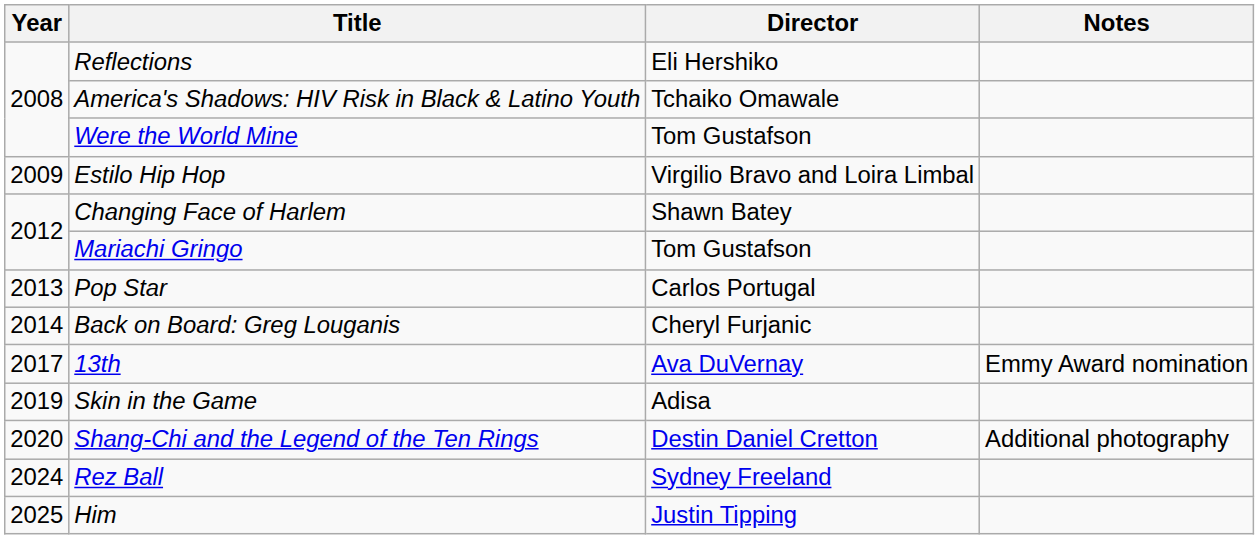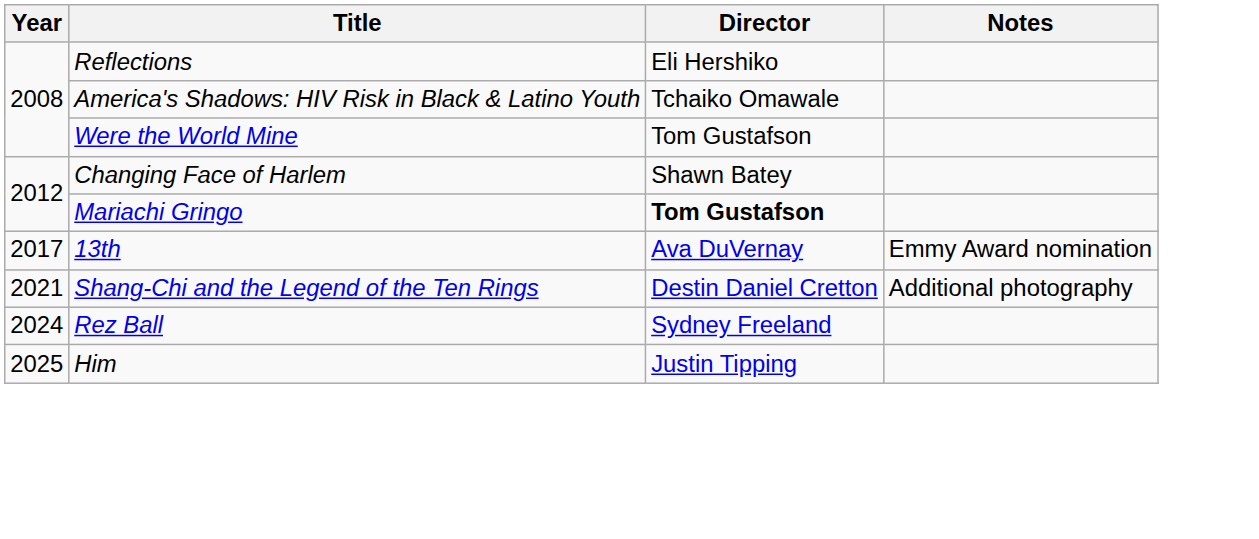- row: (150, 174)
(731, 250) normal -> (738, 212) bold
- row: (121, 288)
- row: (237, 325)
- row: (166, 401)
(37, 439) 2020 -> (37, 288) 2021
